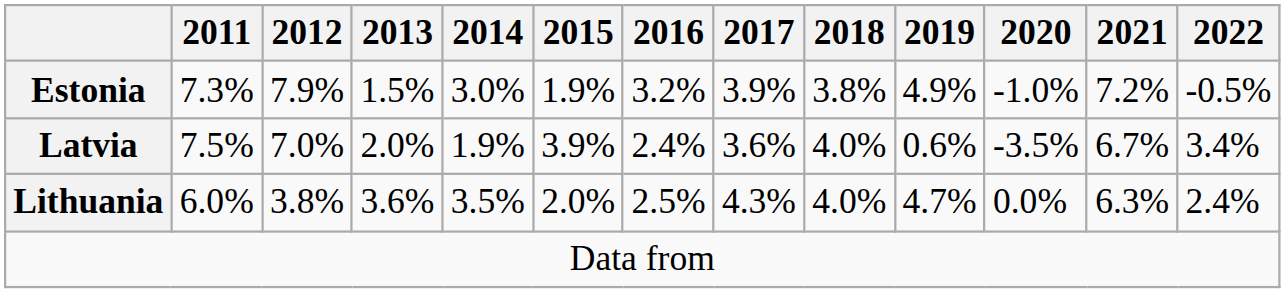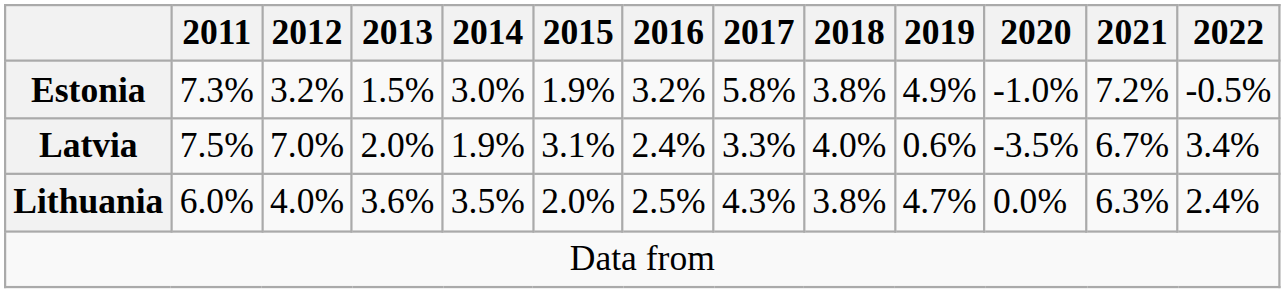(307, 88) 7.9% -> (307, 88) 3.2%
(759, 88) 3.9% -> (759, 88) 5.8%
(578, 145) 3.9% -> (578, 145) 3.1%
(759, 145) 3.6% -> (759, 145) 3.3%
(307, 201) 3.8% -> (307, 201) 4.0%
(849, 201) 4.0% -> (849, 201) 3.8%
